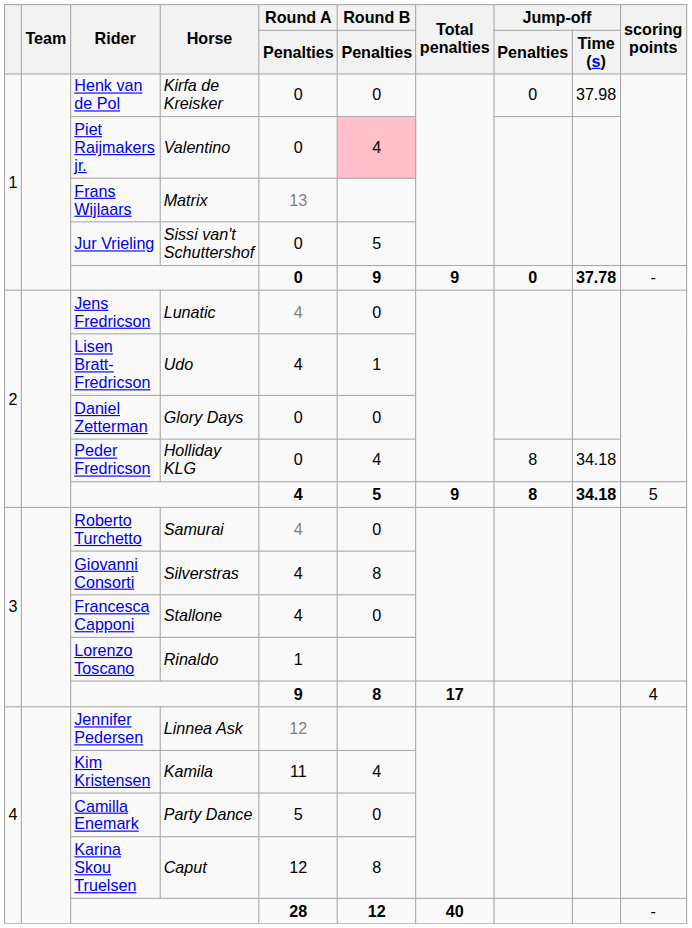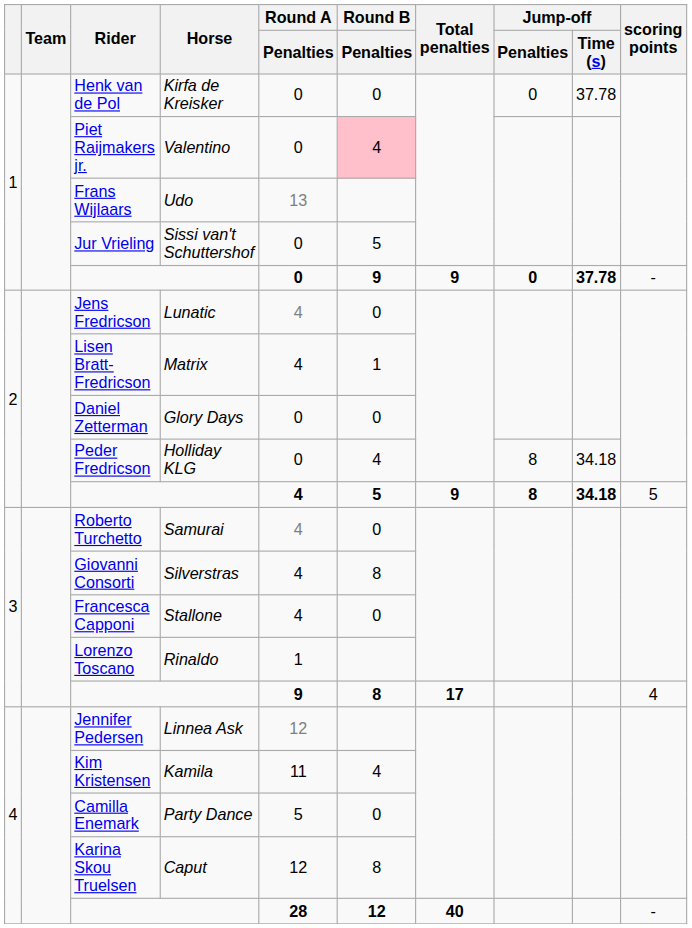(596, 96) 37.98 -> (596, 96) 37.78
(186, 200) Matrix -> (178, 200) Udo
(178, 365) Udo -> (186, 365) Matrix
